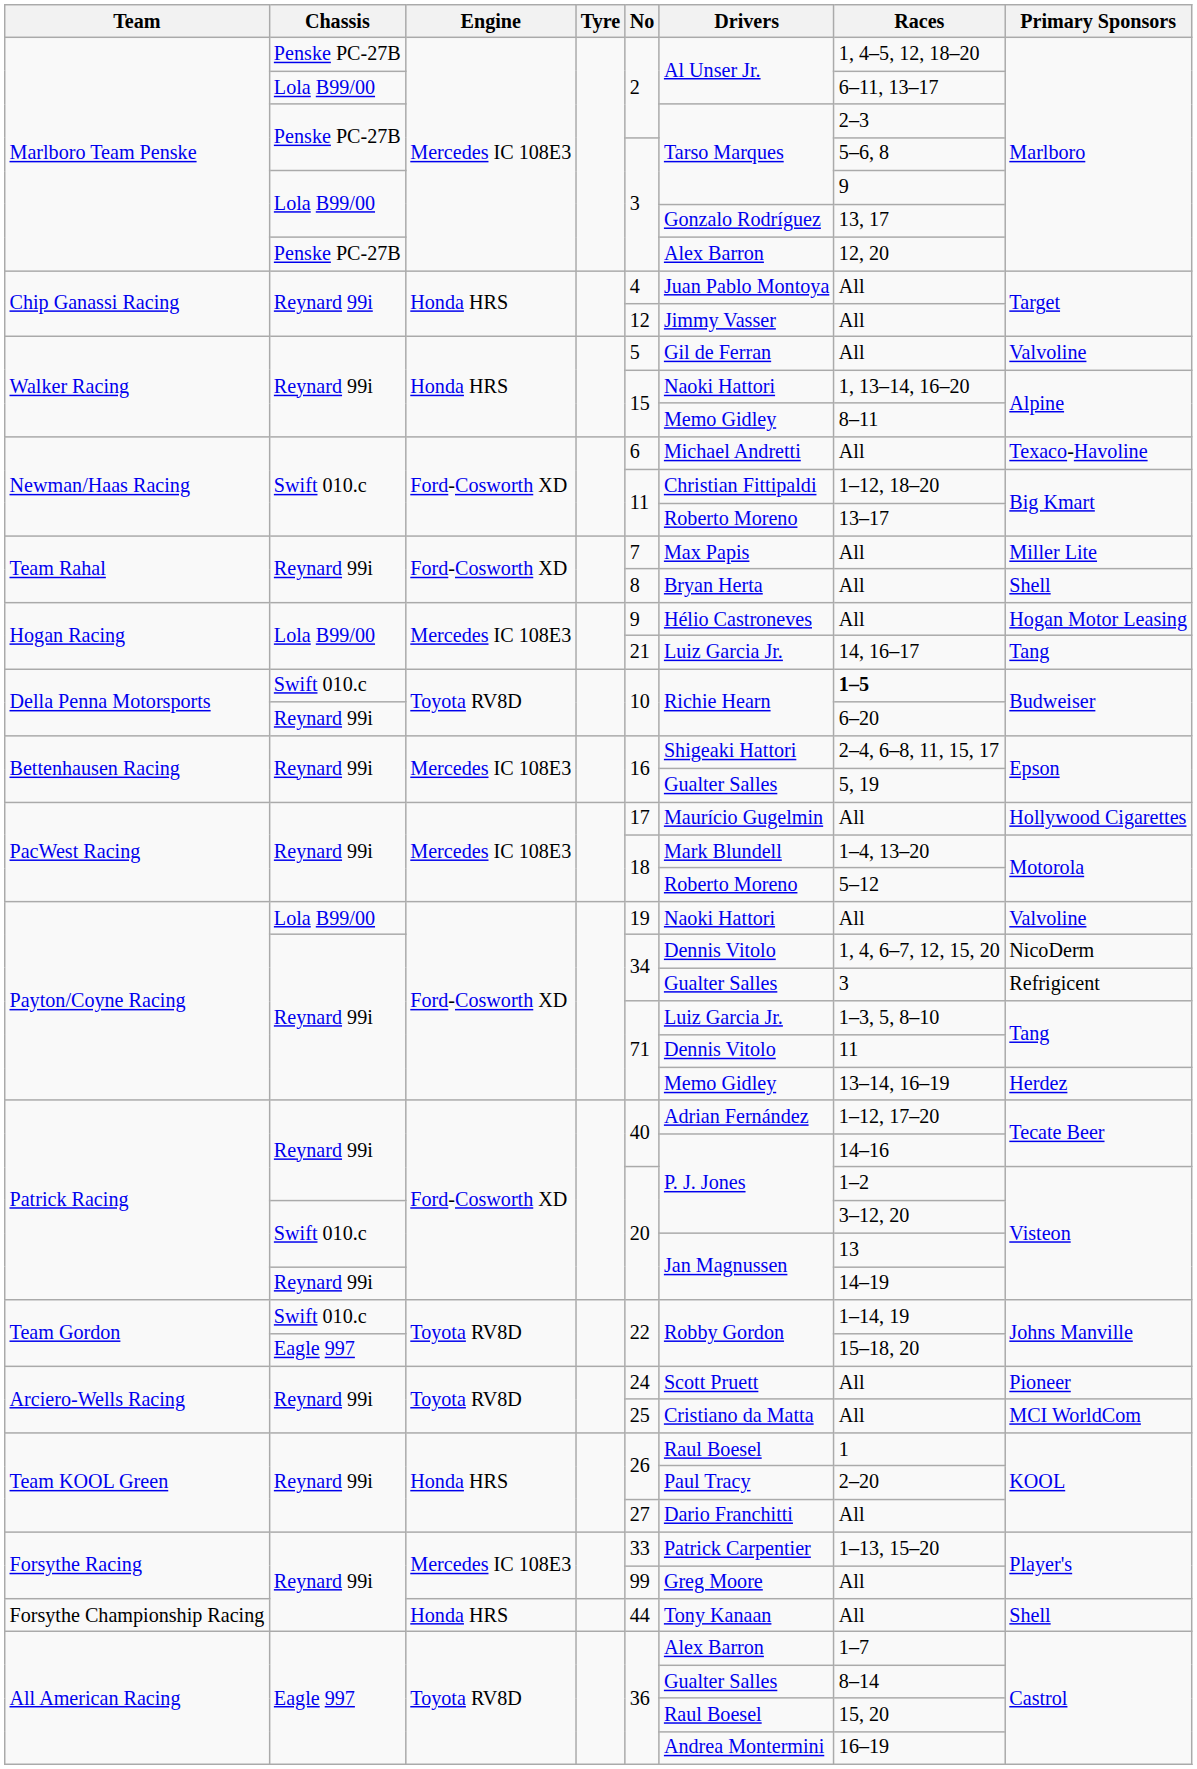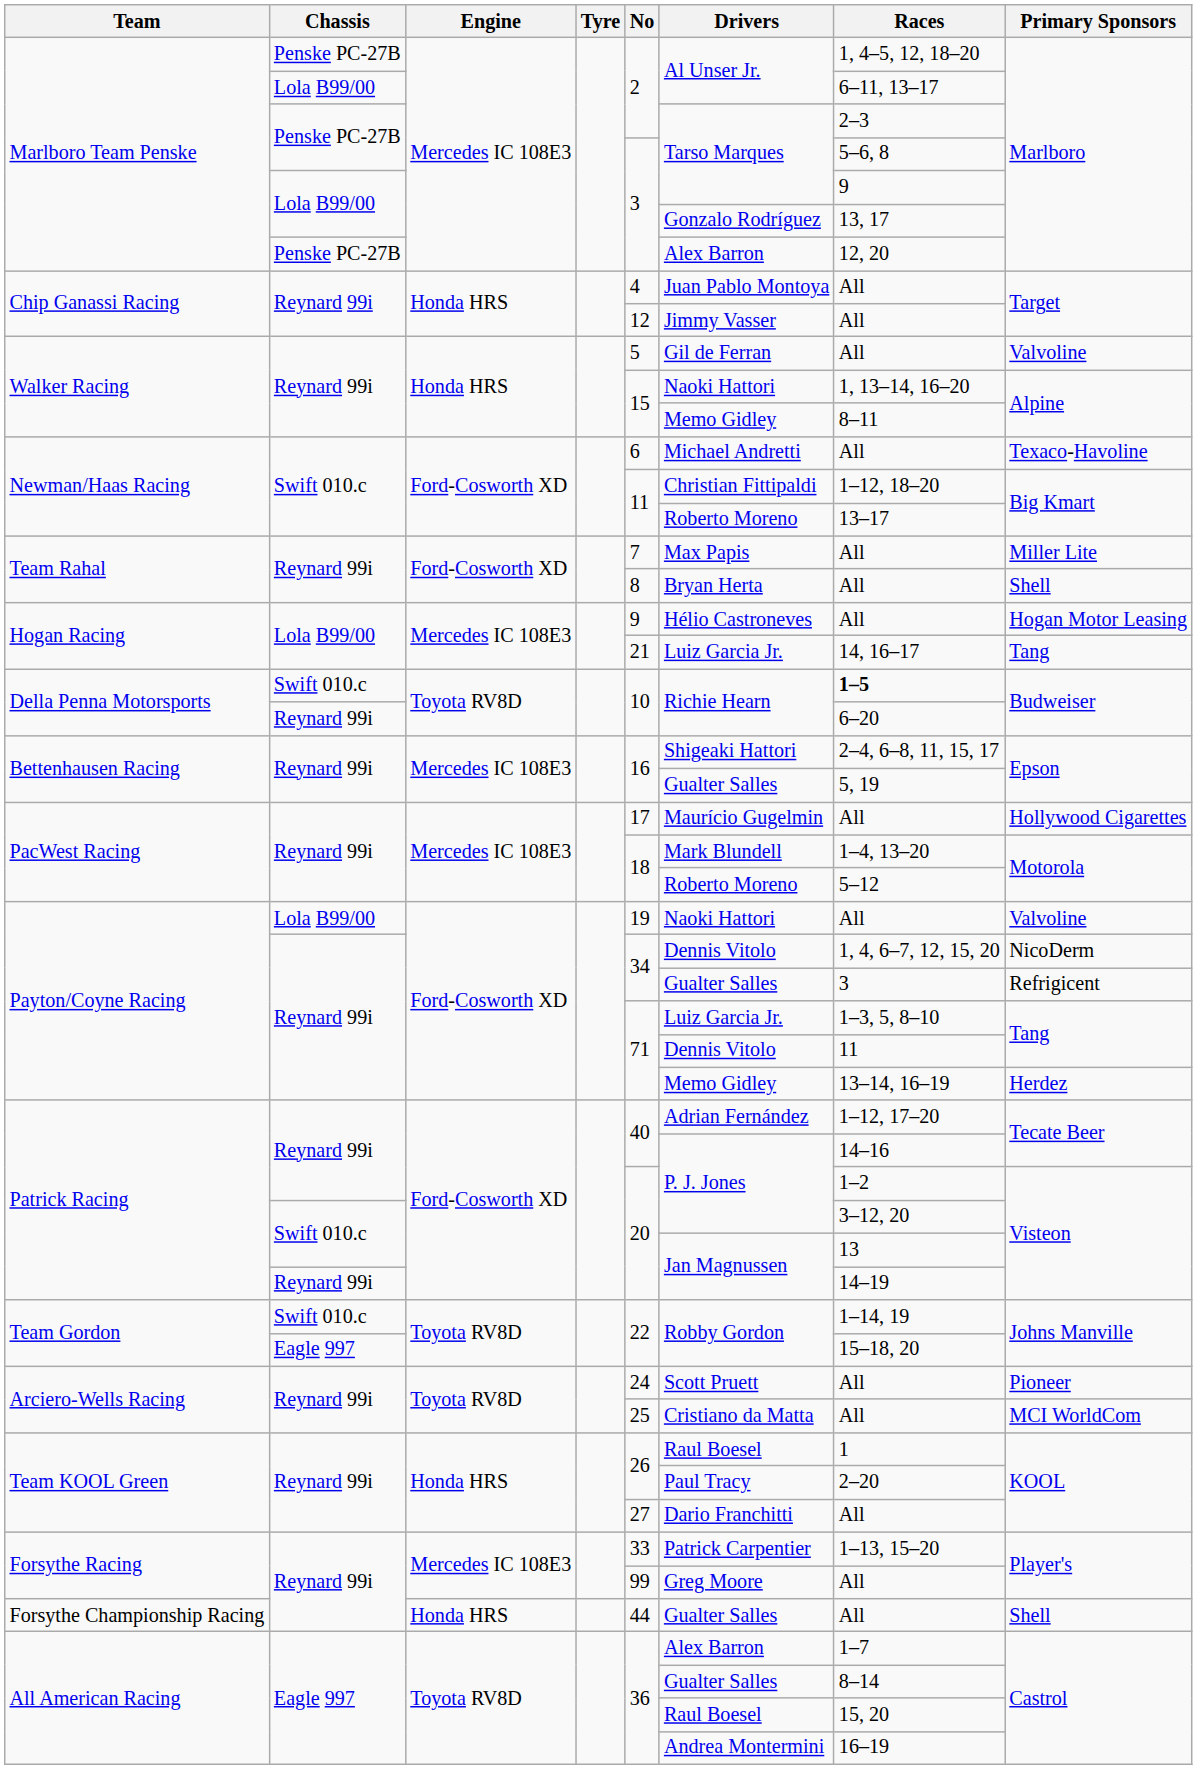(718, 1614) Tony Kanaan -> (721, 1614) Gualter Salles
